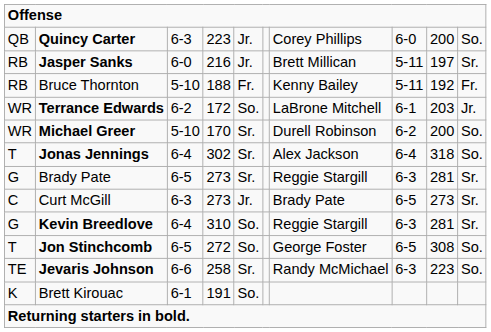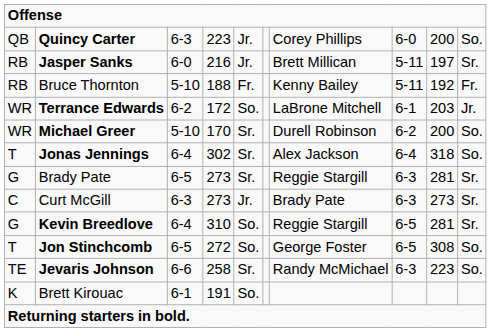(406, 200) 6-5 -> (406, 200) 6-3
(406, 223) 6-3 -> (406, 223) 6-5
